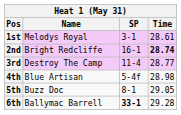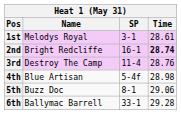(162, 63) 28.77 -> (162, 63) 28.76
(162, 90) 29.05 -> (162, 90) 29.06
(131, 103) bold -> (131, 103) normal
